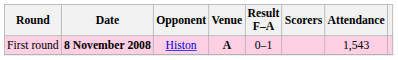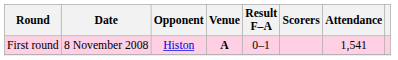(107, 45) bold -> (106, 45) normal
(356, 45) 1,543 -> (354, 45) 1,541
